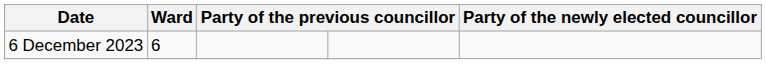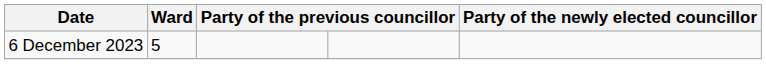(156, 44) 6 -> (156, 44) 5
